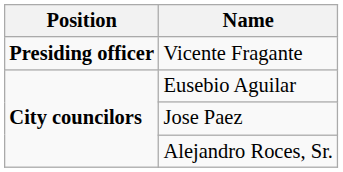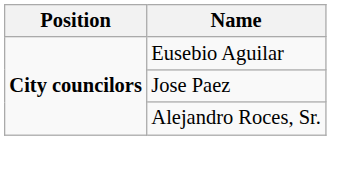- row: (233, 53)
